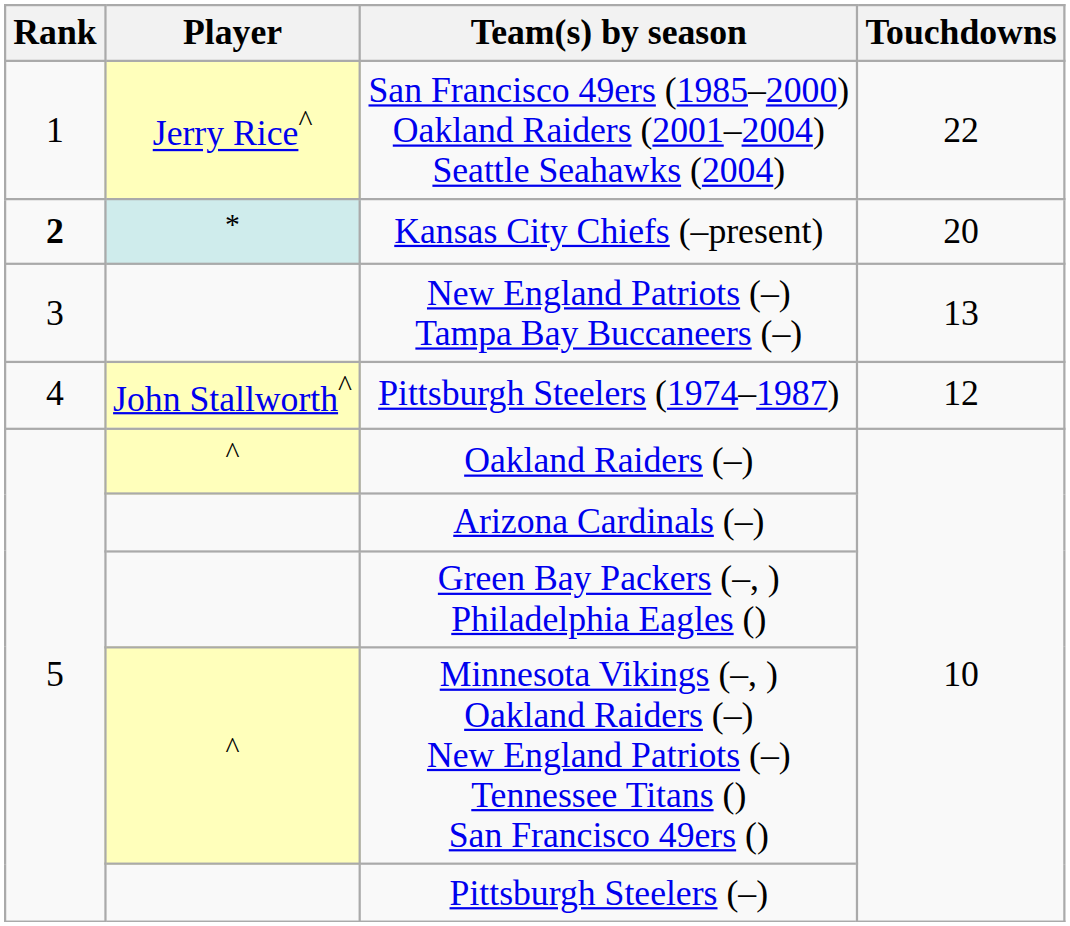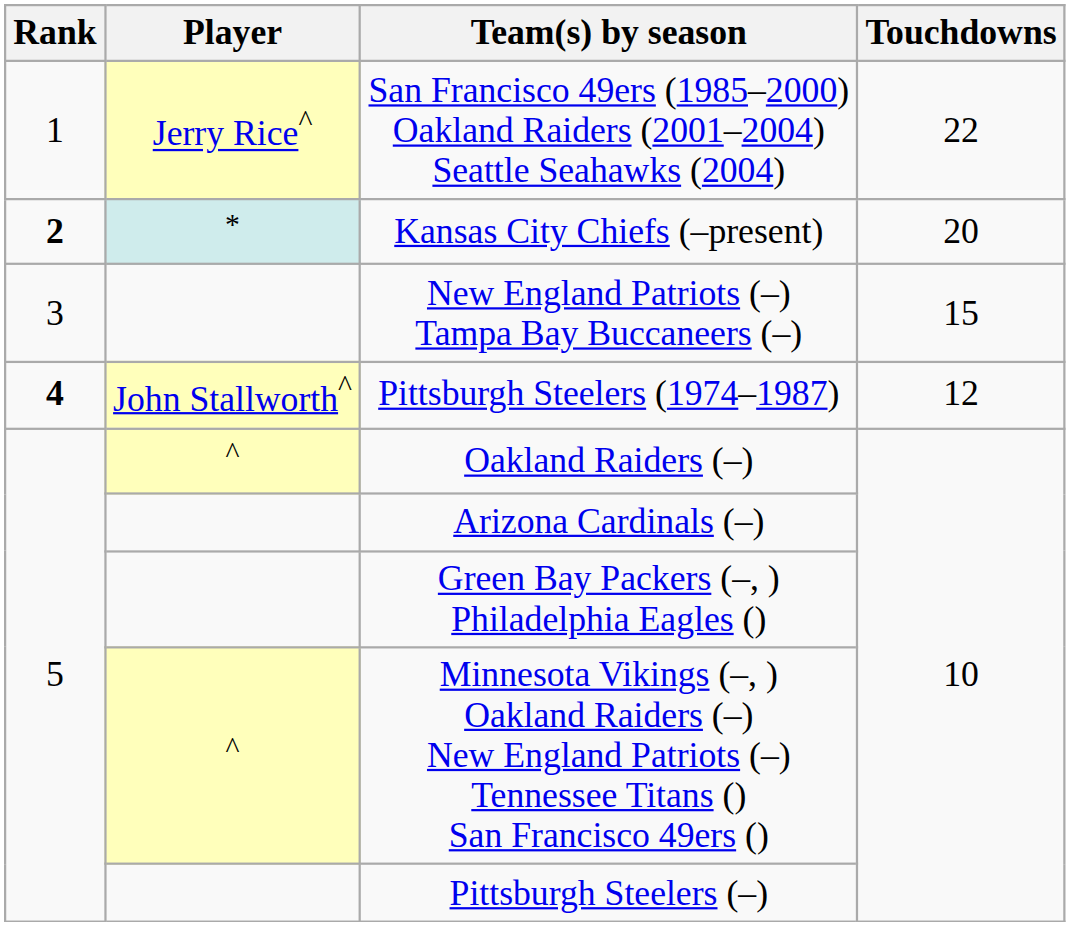(961, 312) 13 -> (961, 312) 15
(55, 394) normal -> (55, 394) bold
